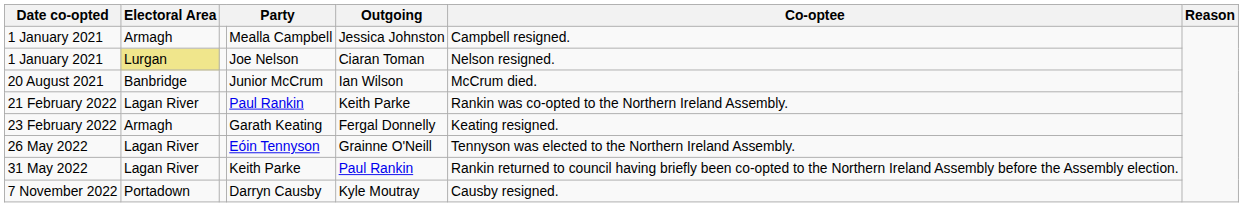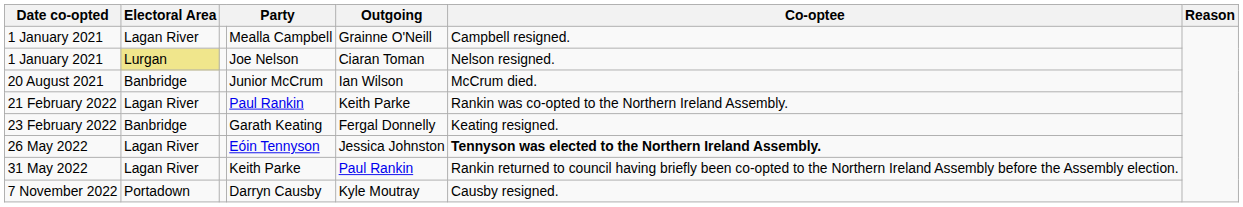(148, 37) Armagh -> (161, 37) Lagan River
(392, 37) Jessica Johnston -> (385, 37) Grainne O'Neill
(148, 125) Armagh -> (155, 125) Banbridge
(385, 147) Grainne O'Neill -> (392, 147) Jessica Johnston
(623, 147) normal -> (636, 147) bold
